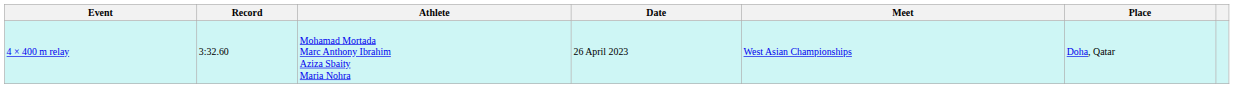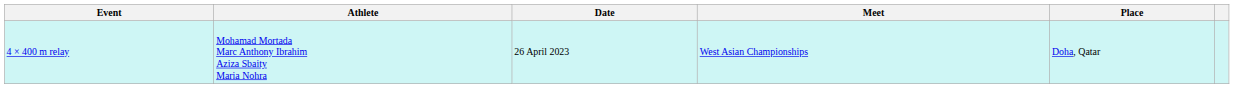- column: (247, 12)
